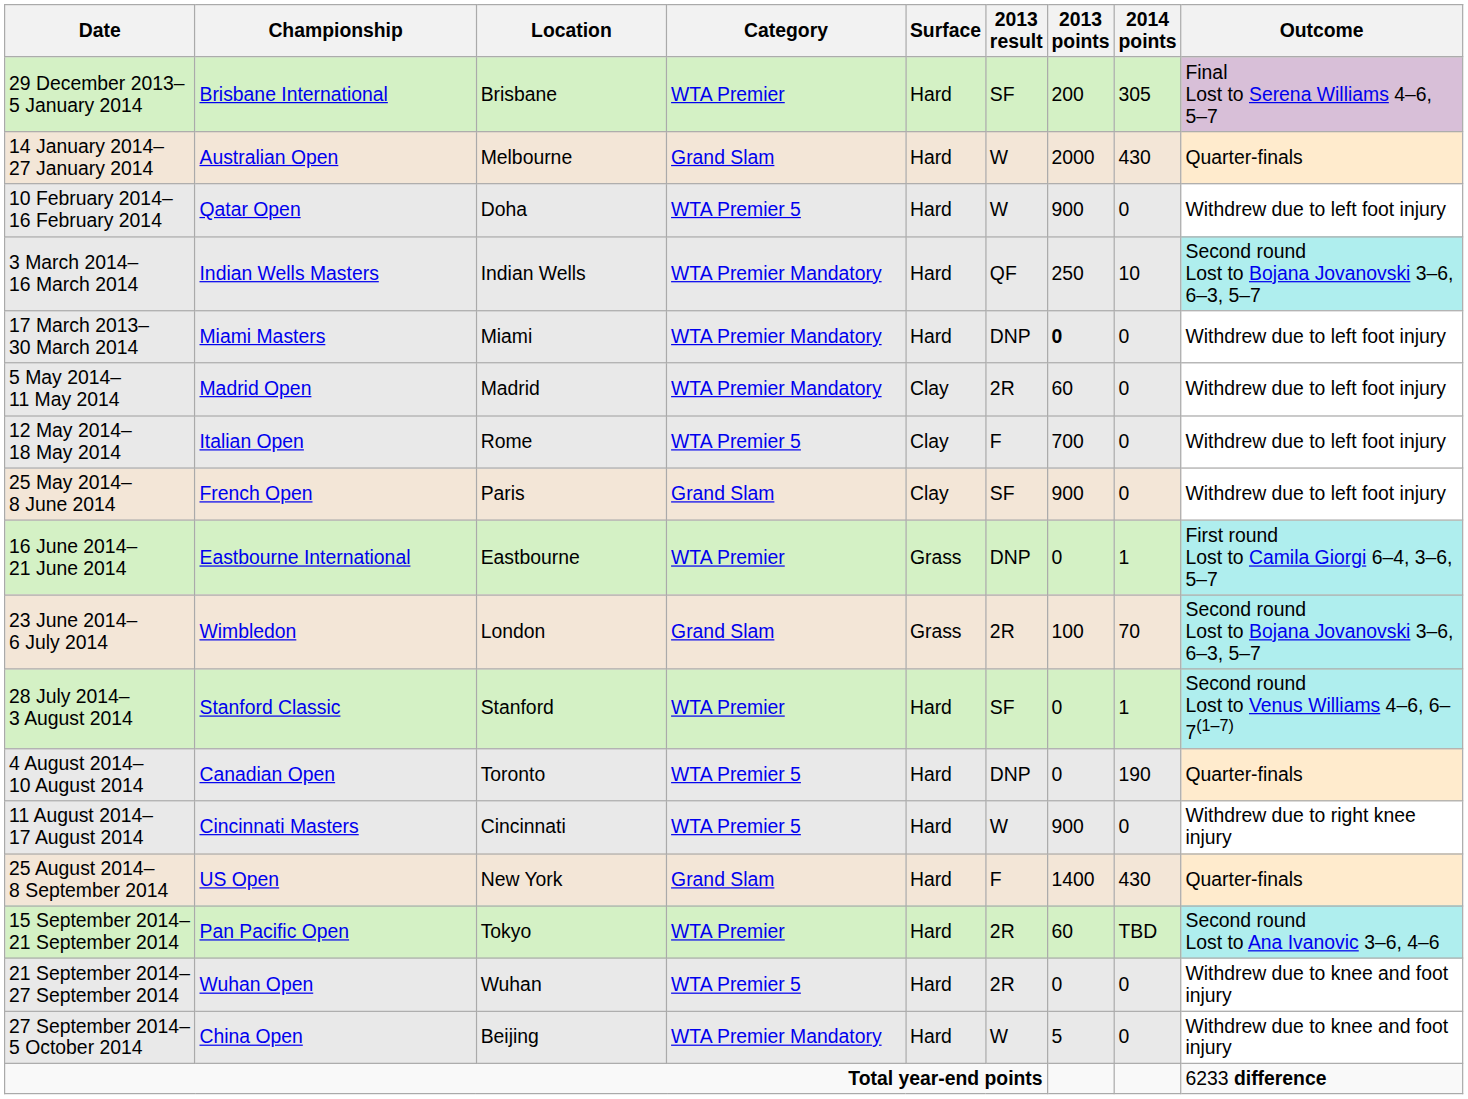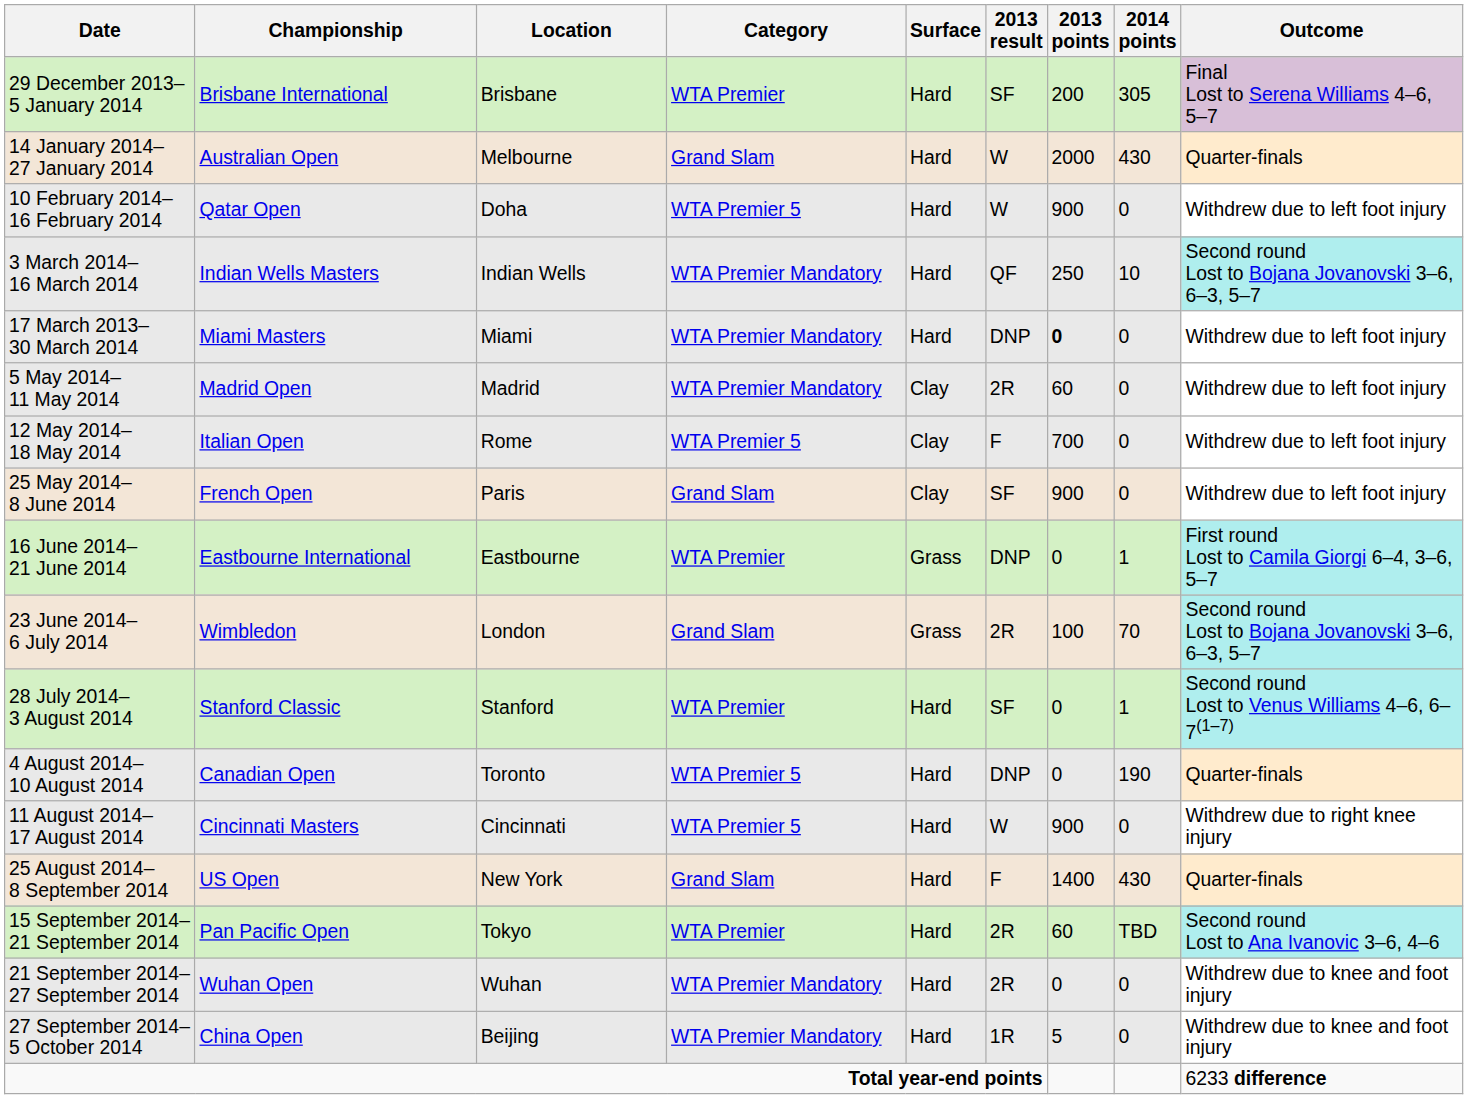(736, 984) WTA Premier 5 -> (776, 984) WTA Premier Mandatory
(999, 1037) W -> (1002, 1037) 1R
